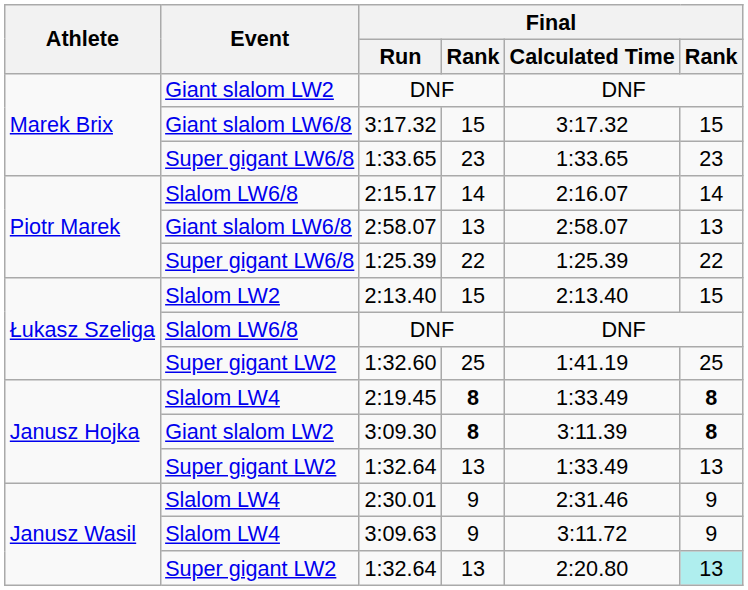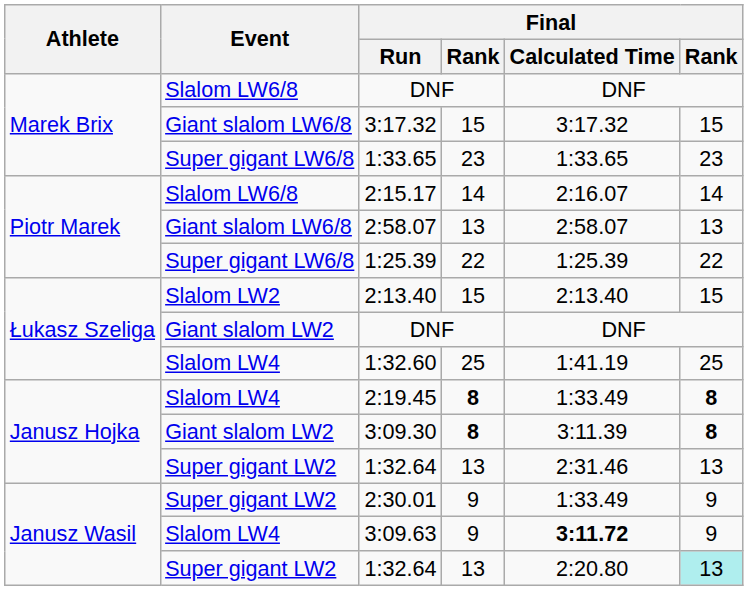(250, 90) Giant slalom LW2 -> (232, 90) Slalom LW6/8
(232, 329) Slalom LW6/8 -> (250, 329) Giant slalom LW2
(251, 363) Super gigant LW2 -> (223, 363) Slalom LW4
(592, 466) 1:33.49 -> (592, 466) 2:31.46
(223, 500) Slalom LW4 -> (251, 500) Super gigant LW2
(592, 500) 2:31.46 -> (592, 500) 1:33.49
(592, 534) normal -> (592, 534) bold
